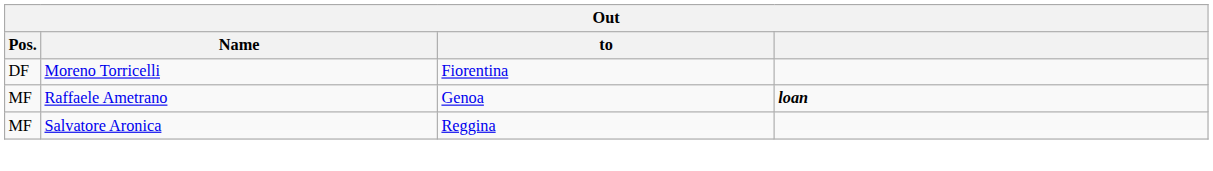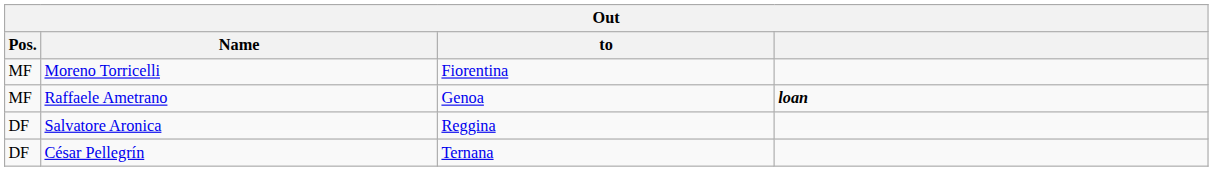(19, 71) DF -> (20, 71) MF
(20, 125) MF -> (19, 125) DF
+ row: (94, 152)
